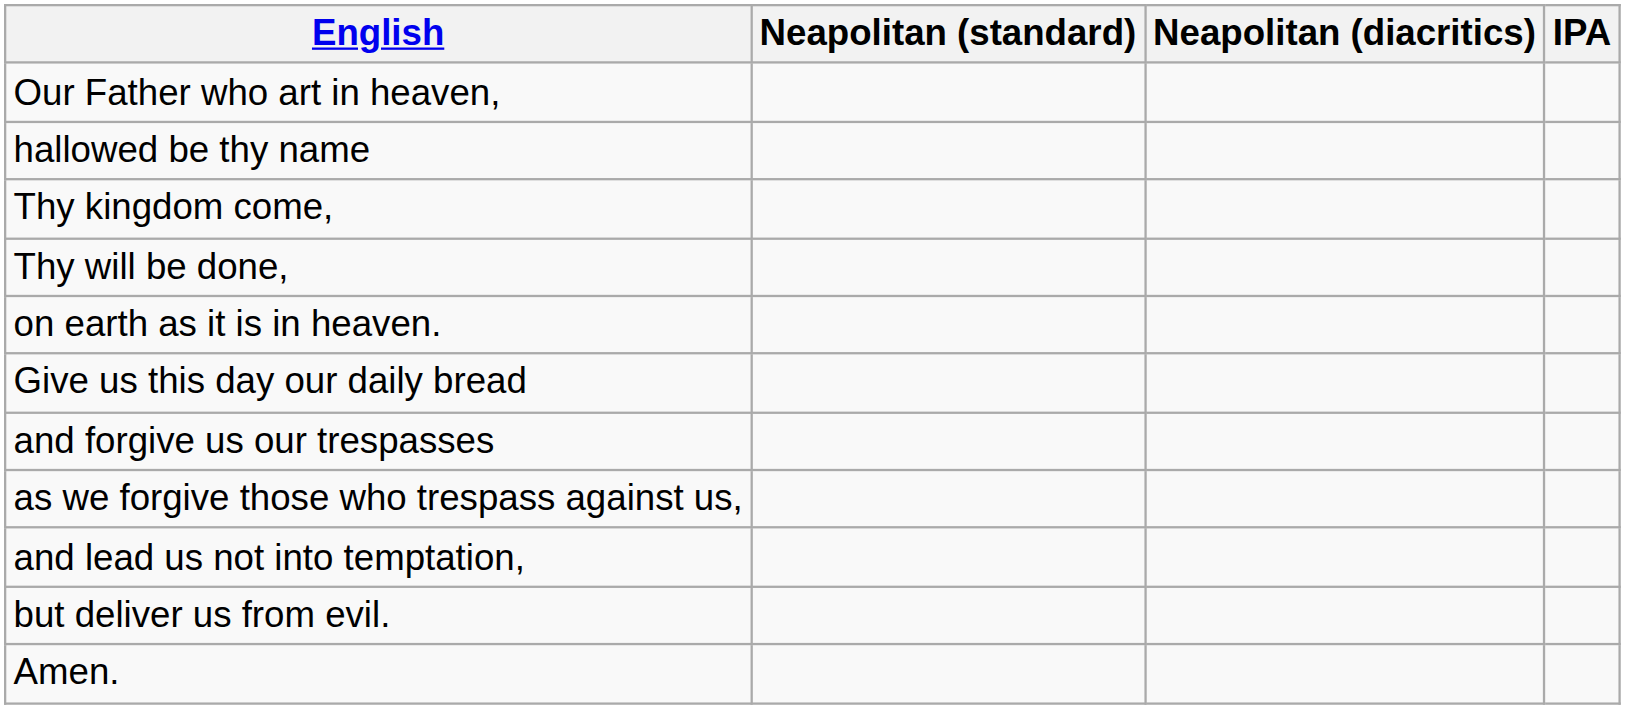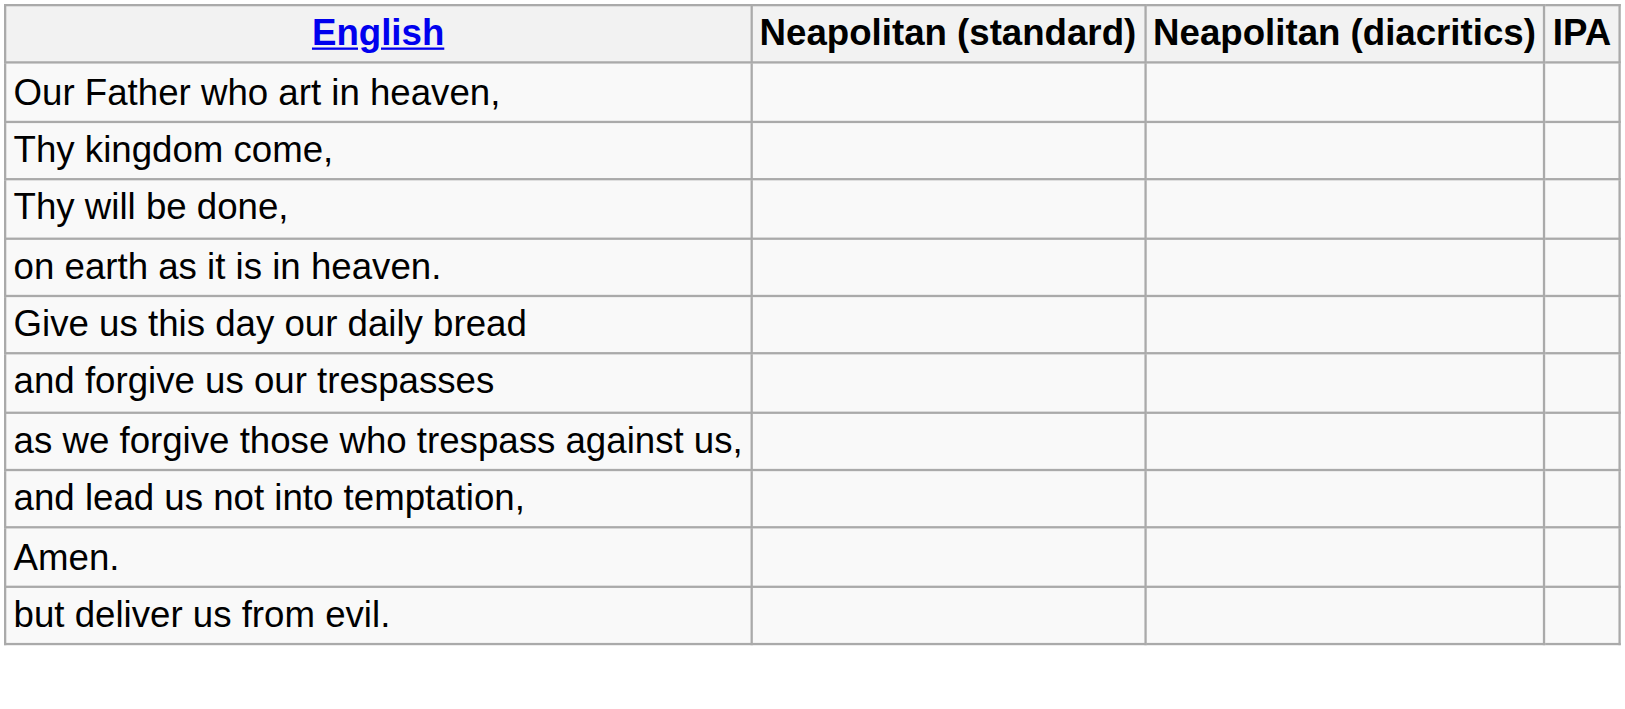- row: (192, 149)
rows swapped: (202, 614) <-> (67, 672)
